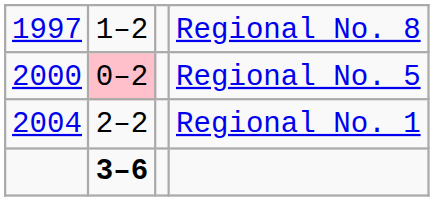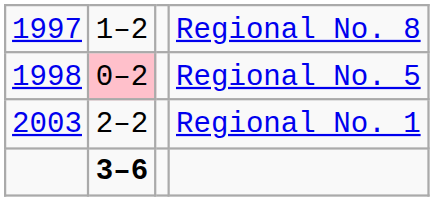(47, 76) 2000 -> (47, 76) 1998
(47, 124) 2004 -> (47, 124) 2003
